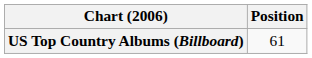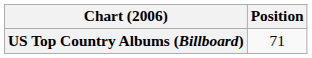(277, 41) 61 -> (277, 41) 71
